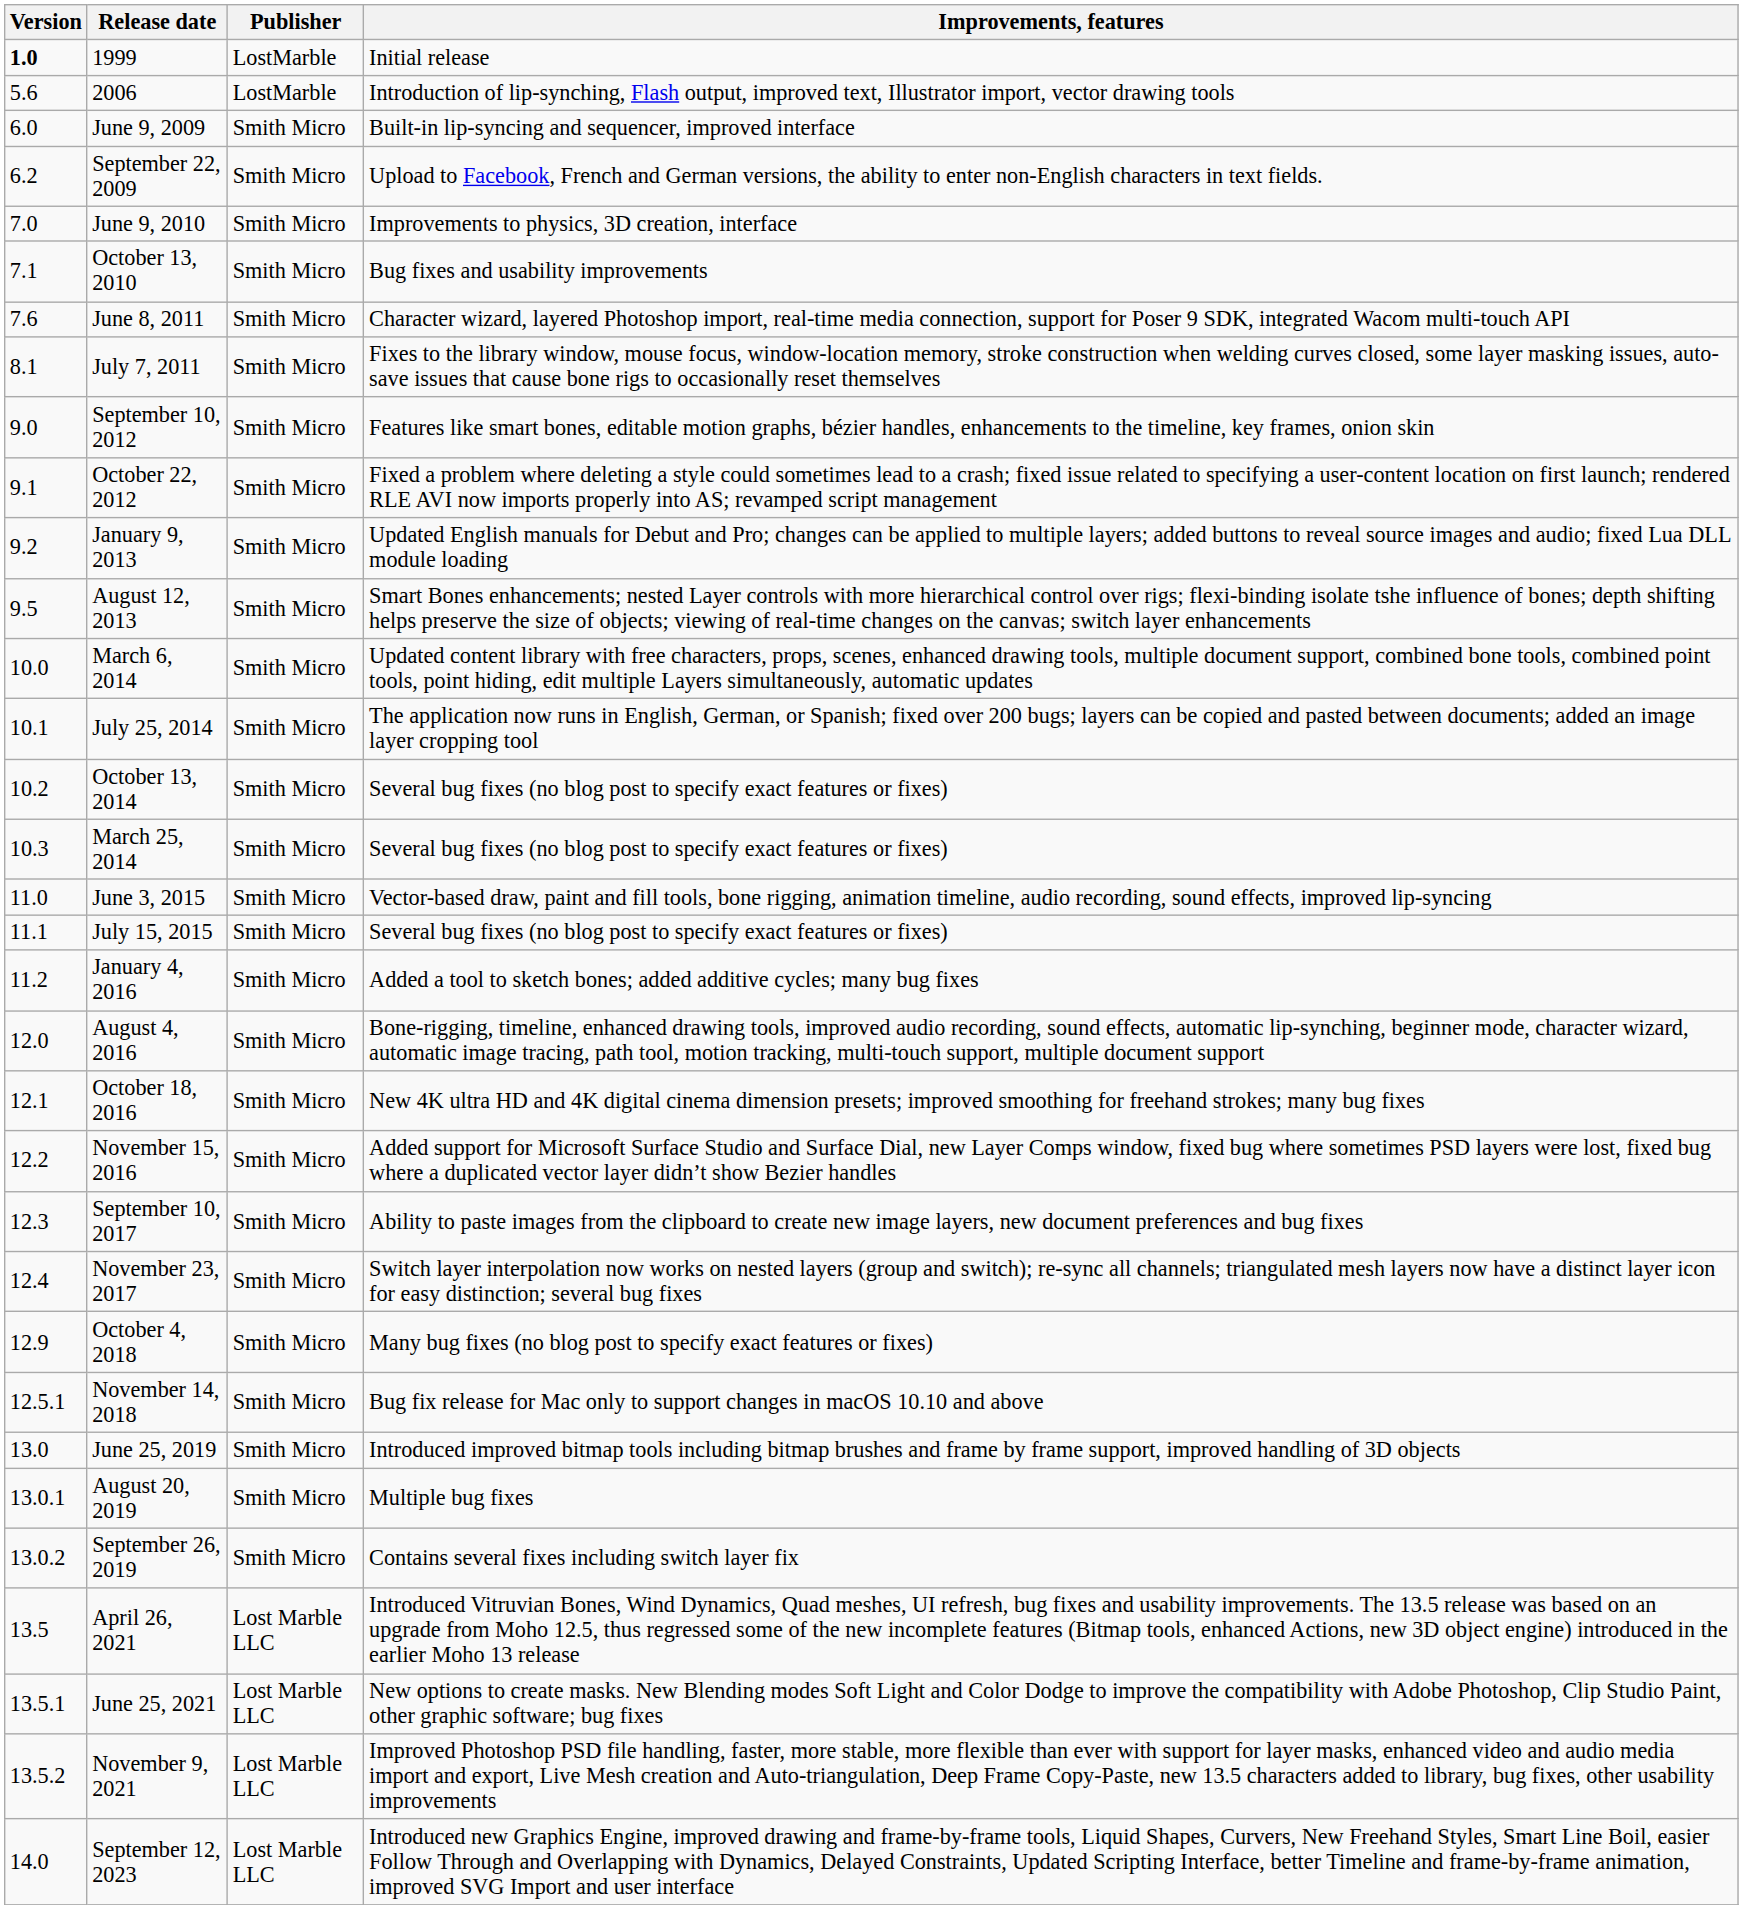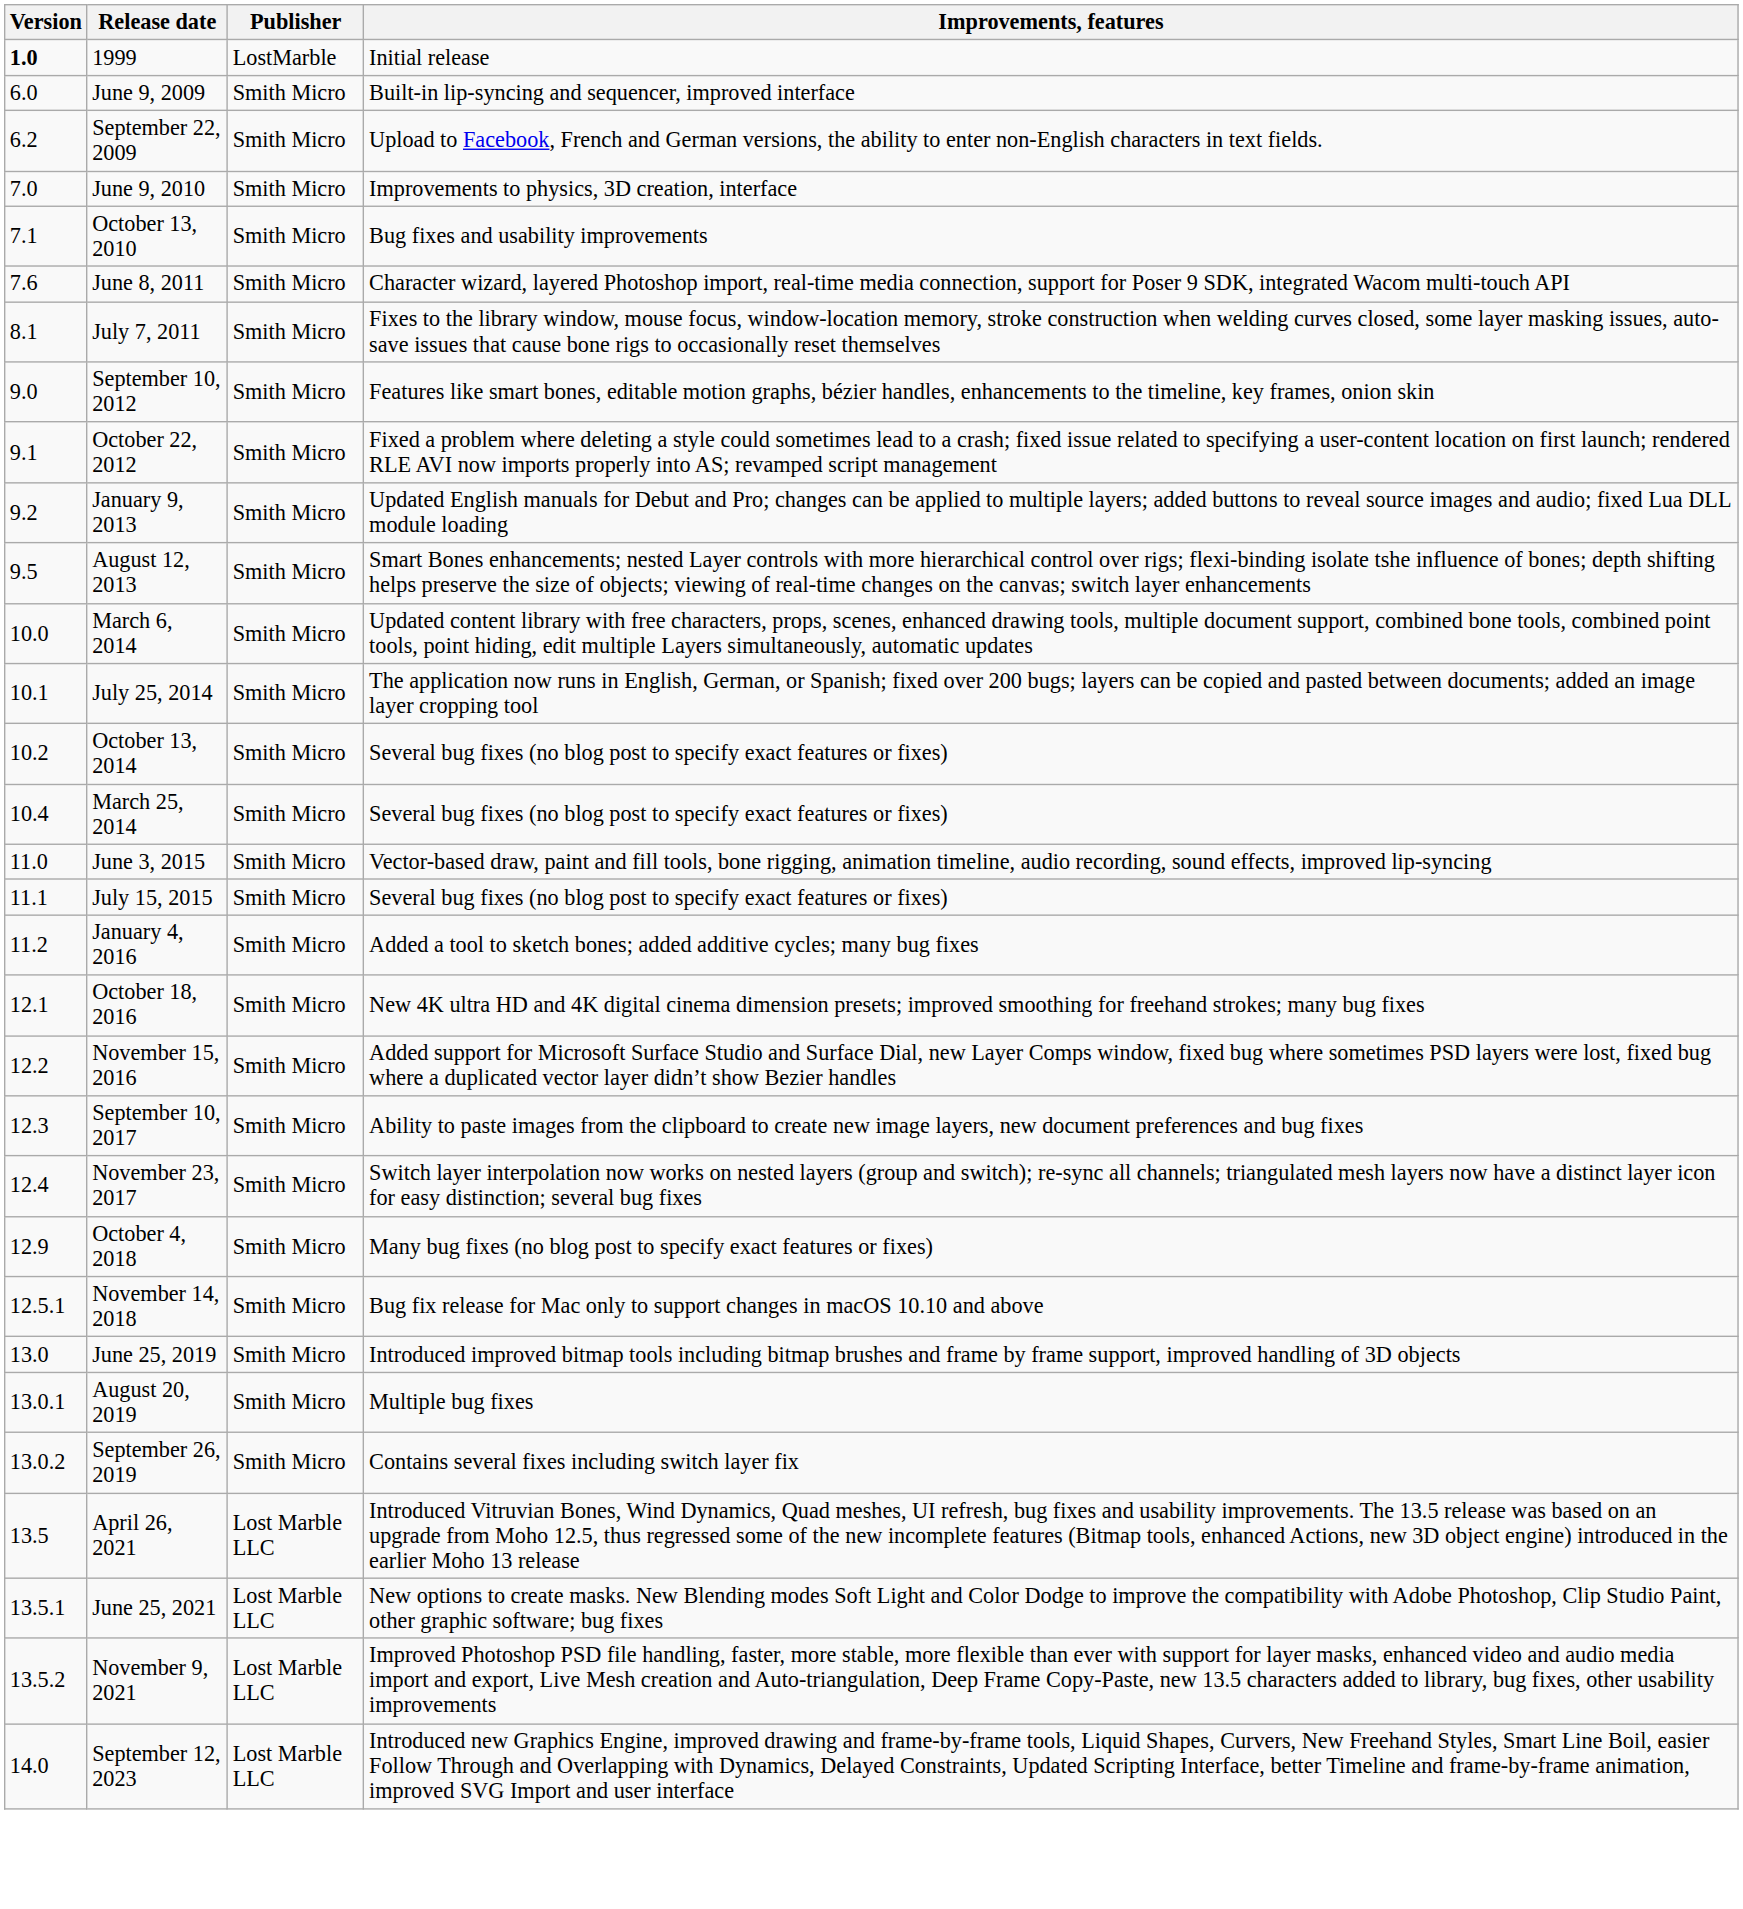- row: (114, 92)
(29, 849) 10.3 -> (29, 813) 10.4
- row: (135, 1040)
